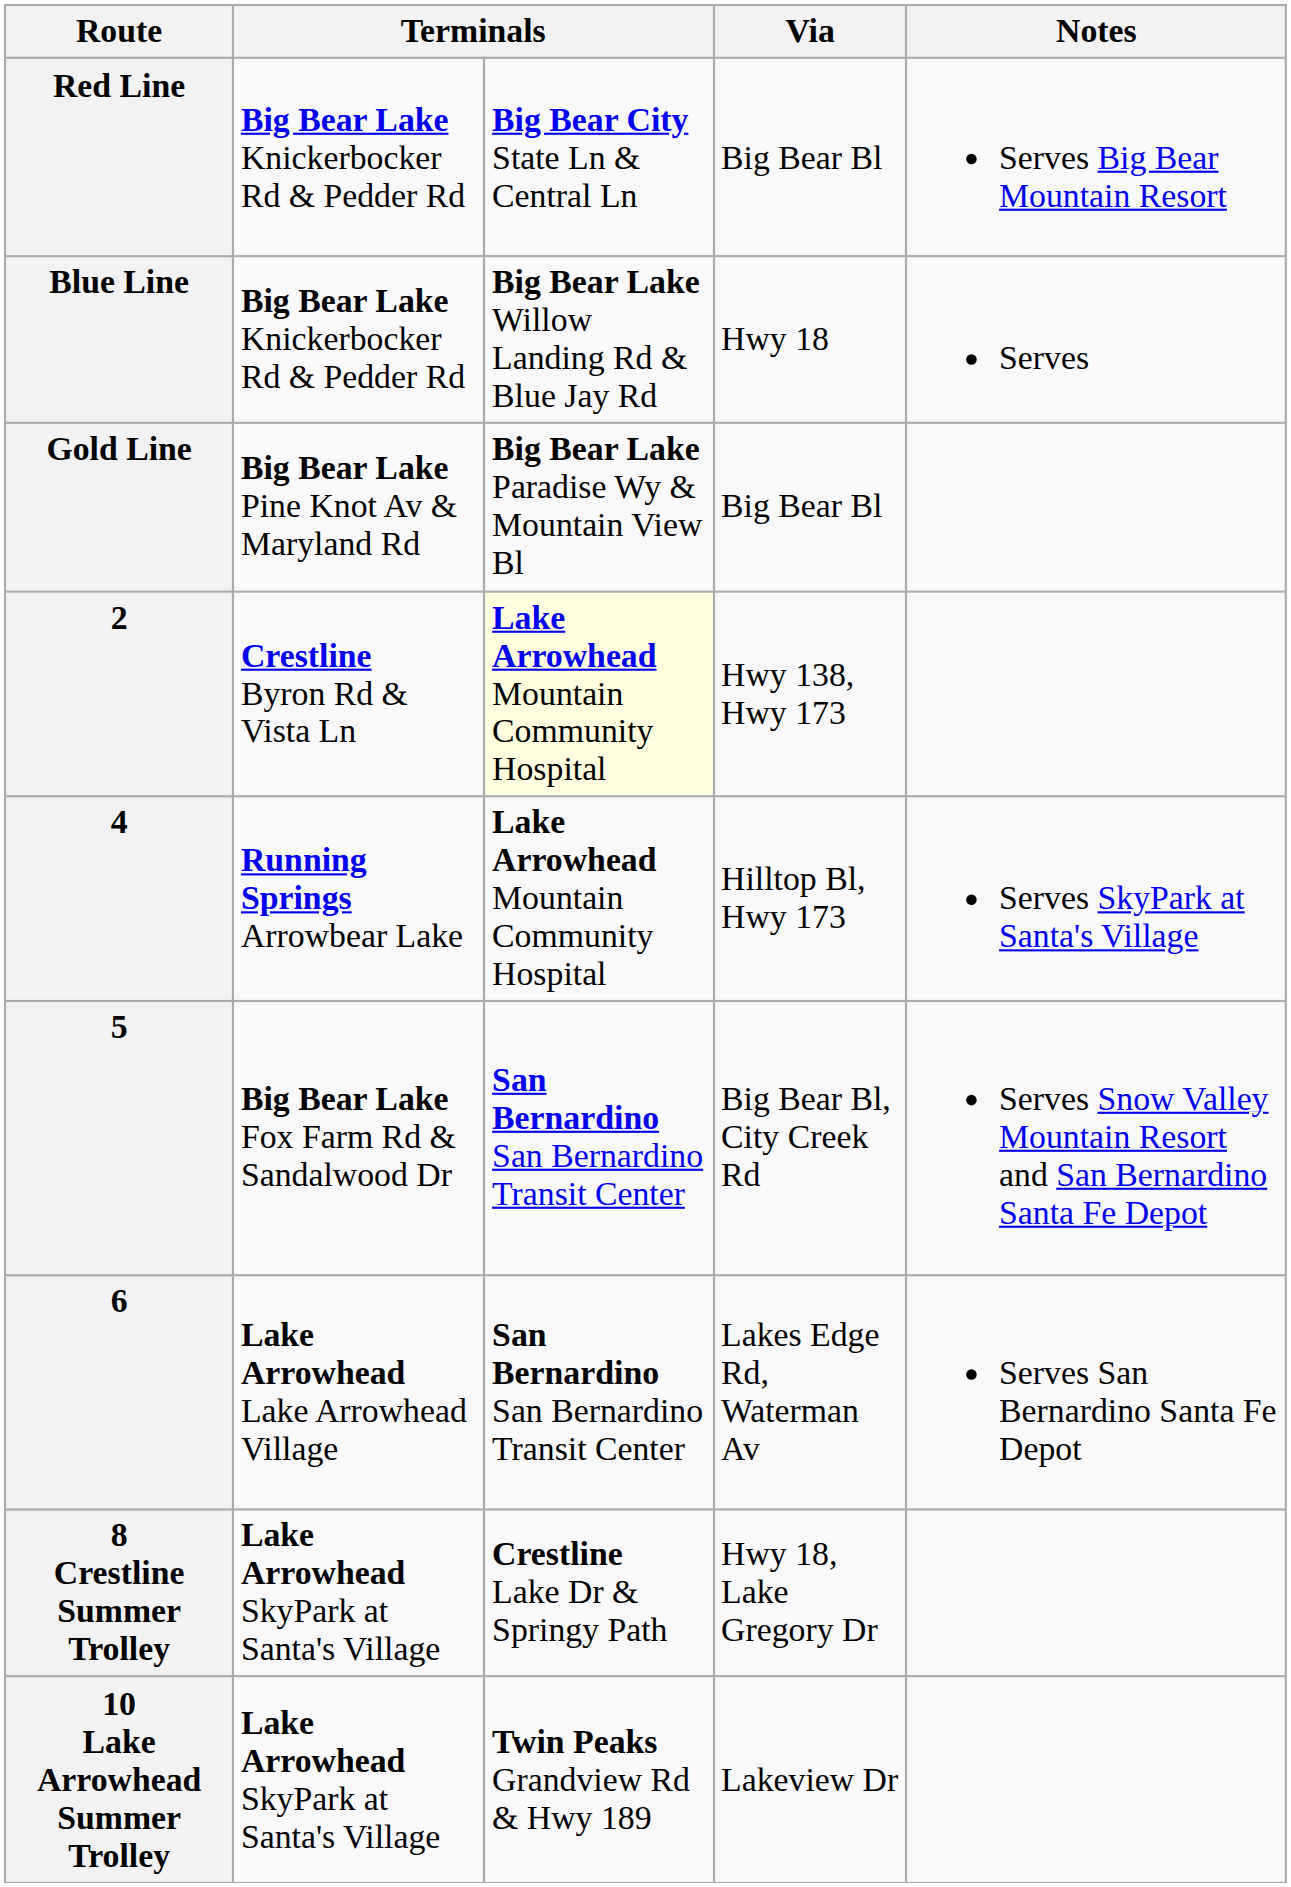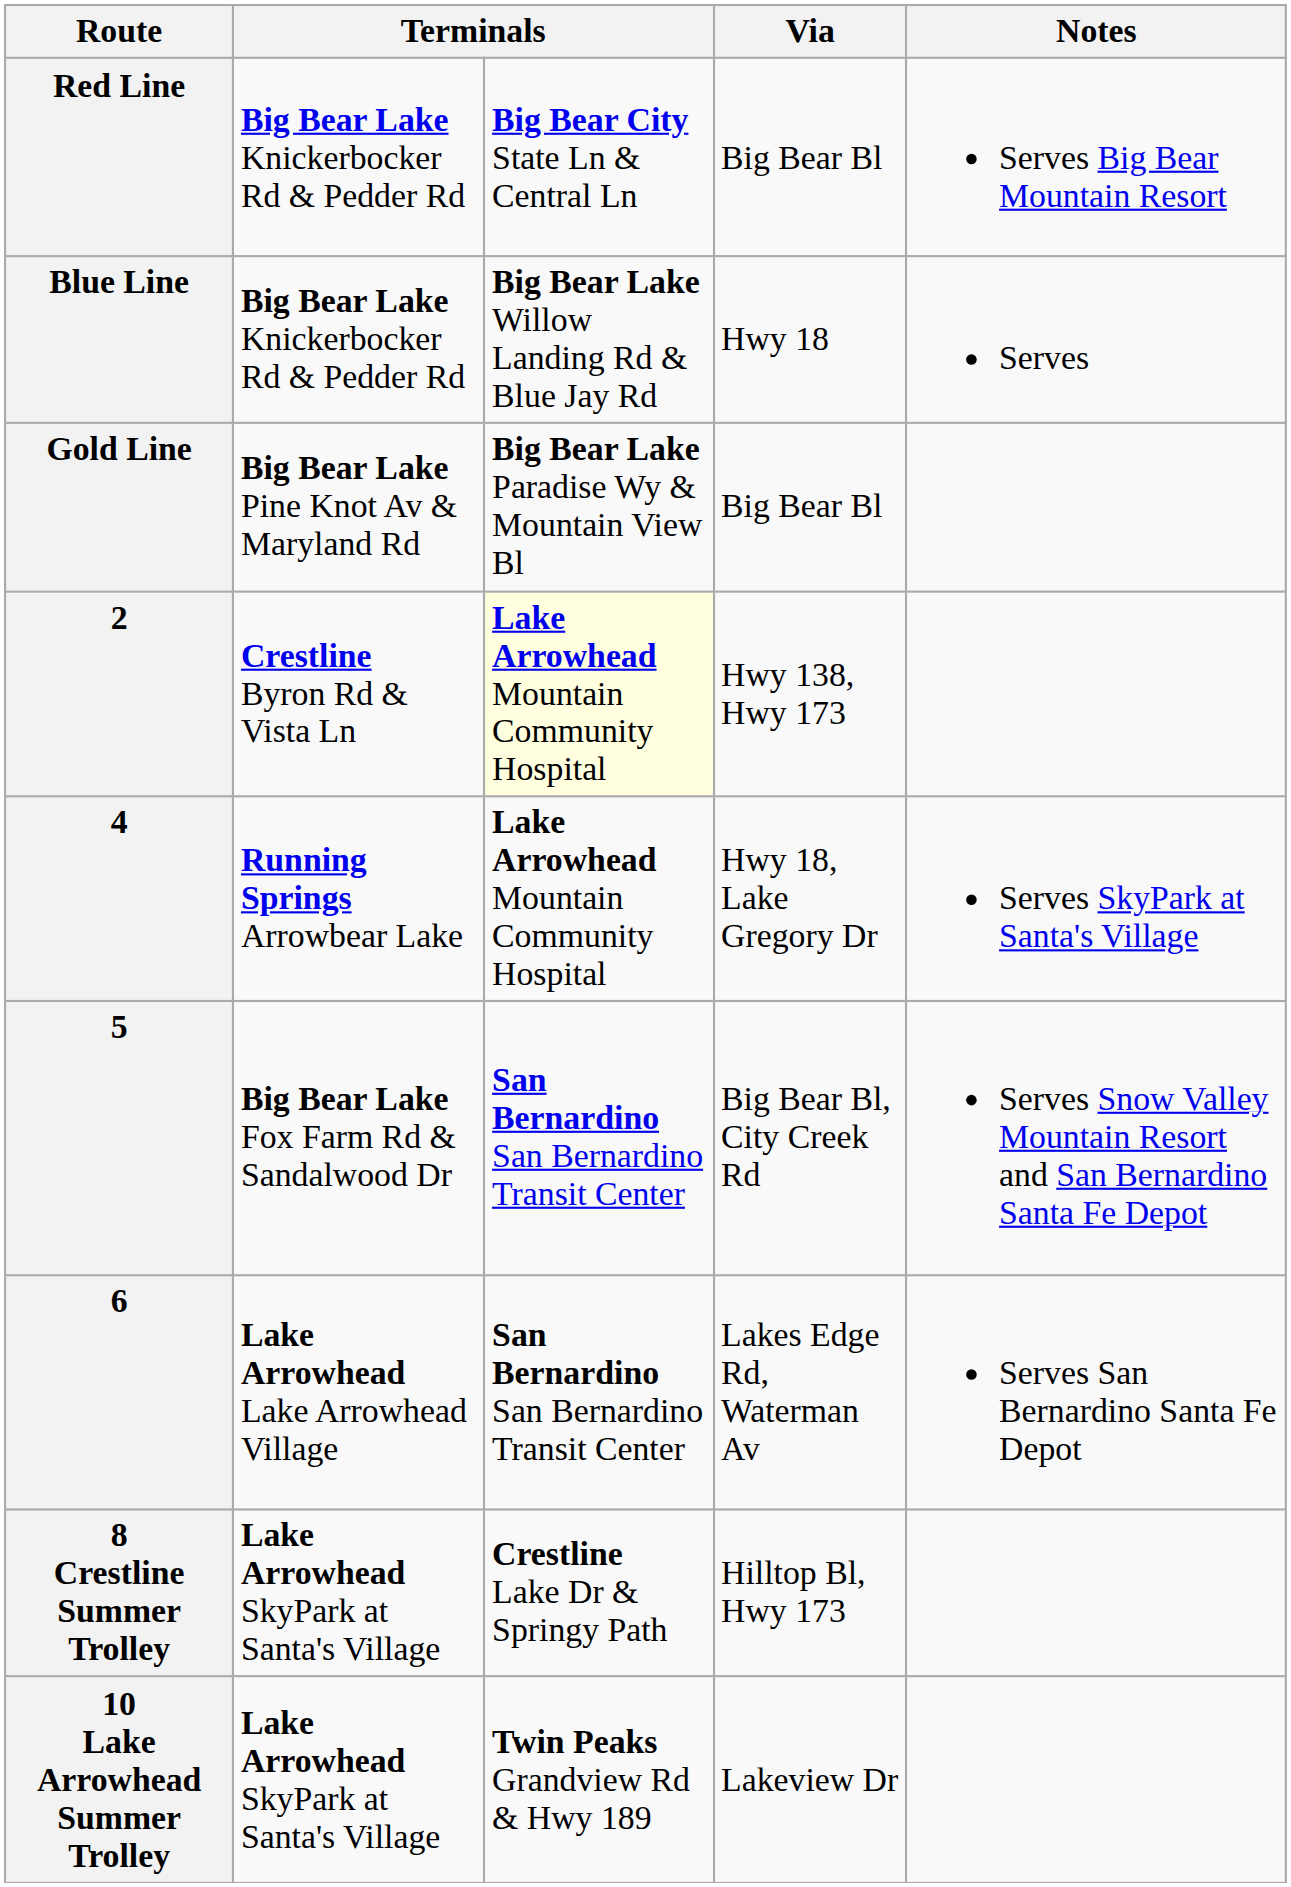(793, 898) Hilltop Bl, Hwy 173 -> (799, 898) Hwy 18, Lake Gregory Dr
(799, 1592) Hwy 18, Lake Gregory Dr -> (793, 1592) Hilltop Bl, Hwy 173
